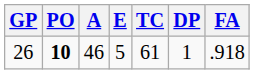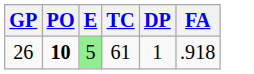- column: (94, 20)
(120, 52) no background -> (91, 52) lightgreen background
